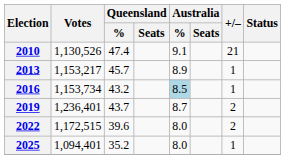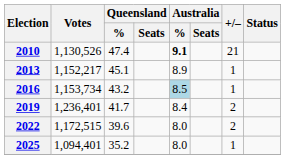(180, 51) normal -> (180, 51) bold
(78, 70) 1,153,217 -> (78, 70) 1,152,217
(119, 70) 45.7 -> (119, 70) 45.1
(119, 107) 43.7 -> (119, 107) 41.7
(180, 107) 8.7 -> (180, 107) 8.4
